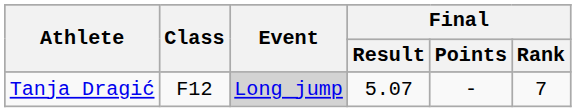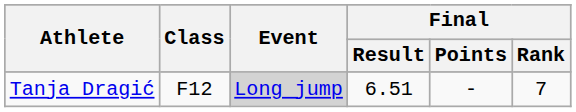(389, 89) 5.07 -> (389, 89) 6.51
